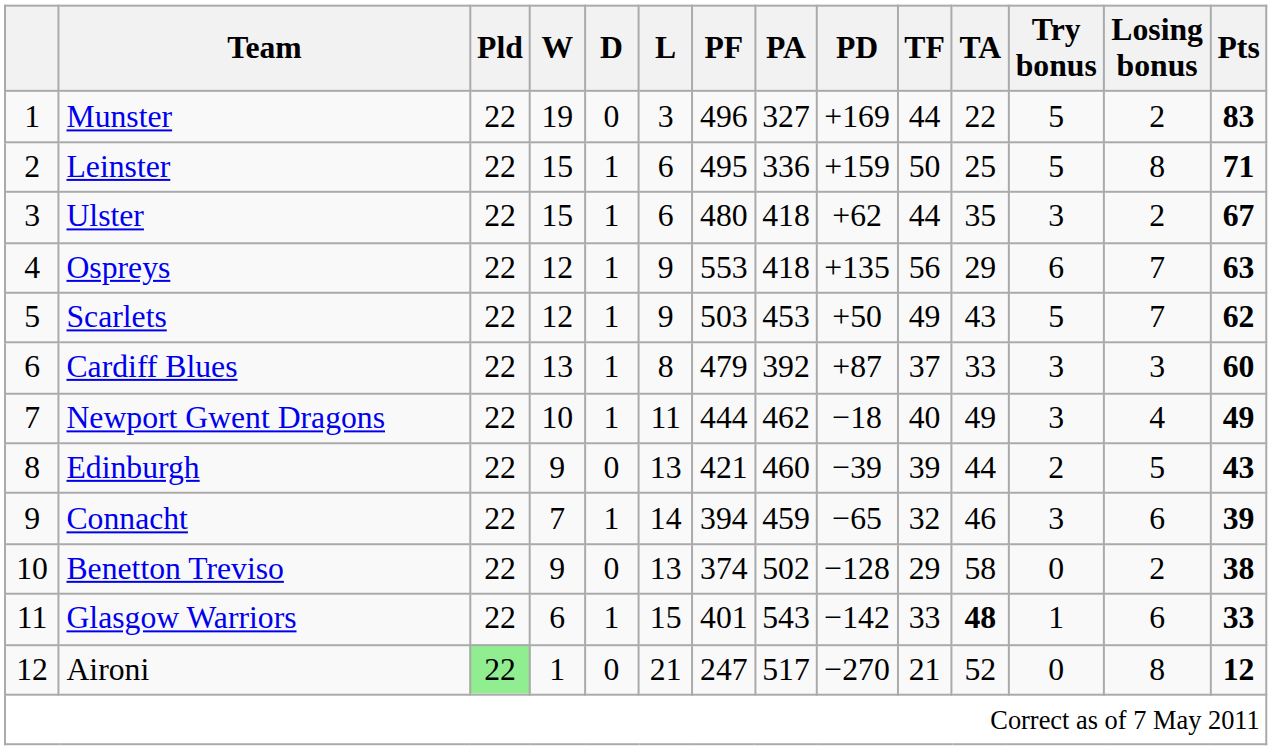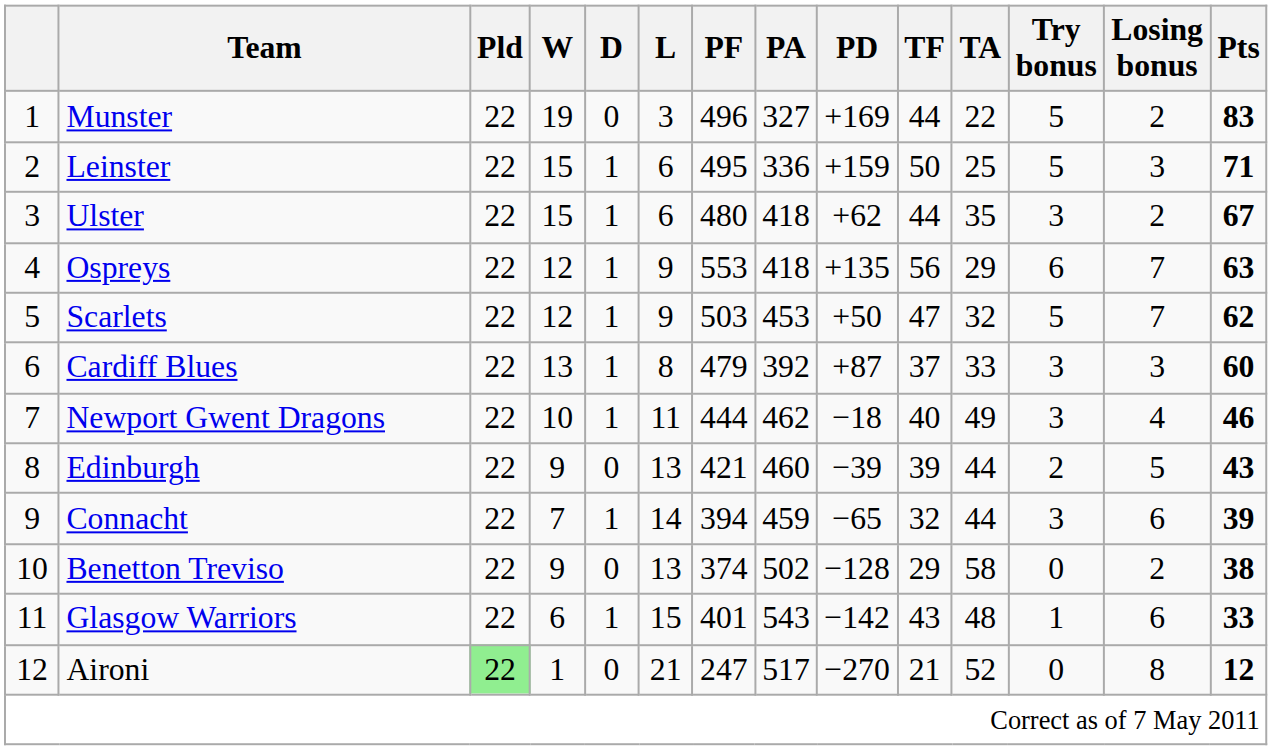(1157, 166) 8 -> (1157, 166) 3
(925, 317) 49 -> (925, 317) 47
(980, 317) 43 -> (980, 317) 32
(1239, 417) 49 -> (1239, 417) 46
(980, 518) 46 -> (980, 518) 44
(925, 618) 33 -> (925, 618) 43
(980, 618) bold -> (980, 618) normal
